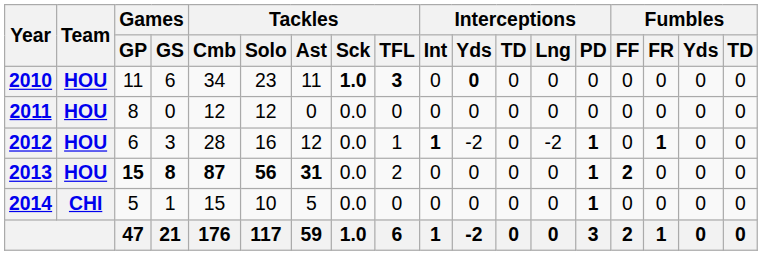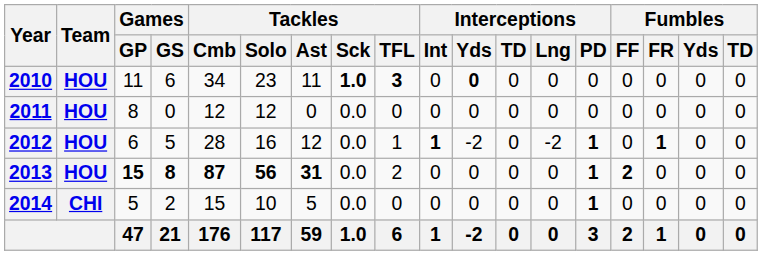(170, 142) 3 -> (170, 142) 5
(170, 204) 1 -> (170, 204) 2
